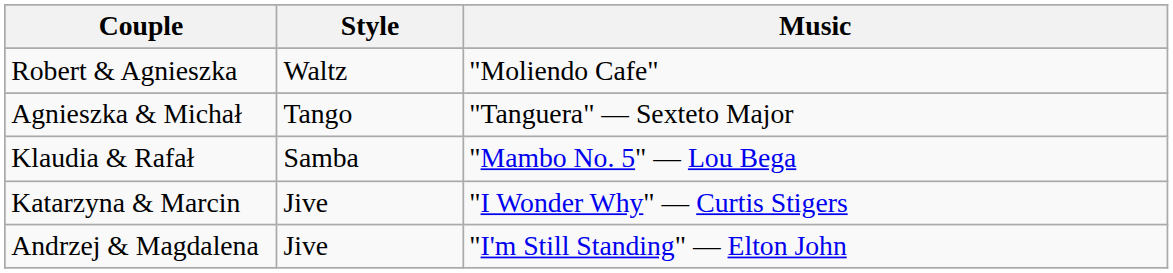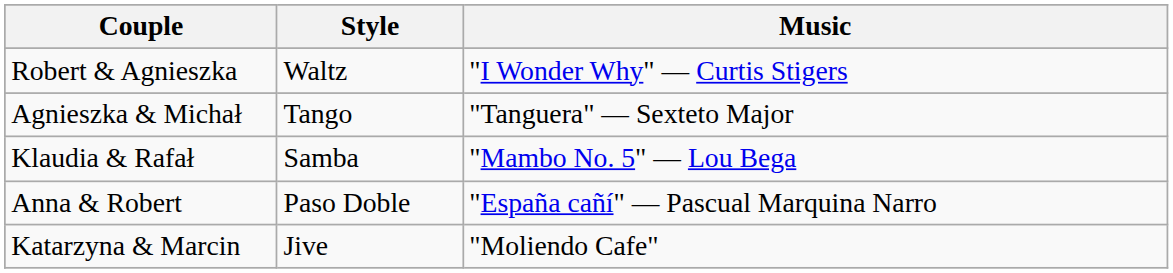(564, 70) "Moliendo Cafe" -> (658, 70) "I Wonder Why" — Curtis Stigers
+ row: (97, 202)
(658, 202) "I Wonder Why" — Curtis Stigers -> (564, 245) "Moliendo Cafe"
- row: (135, 245)
